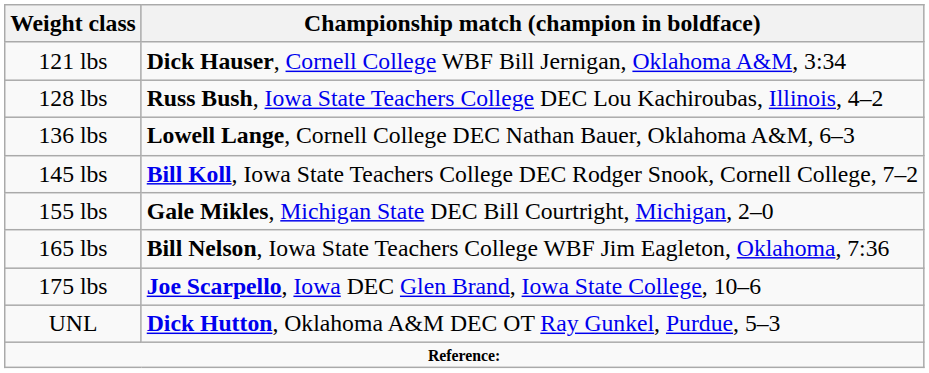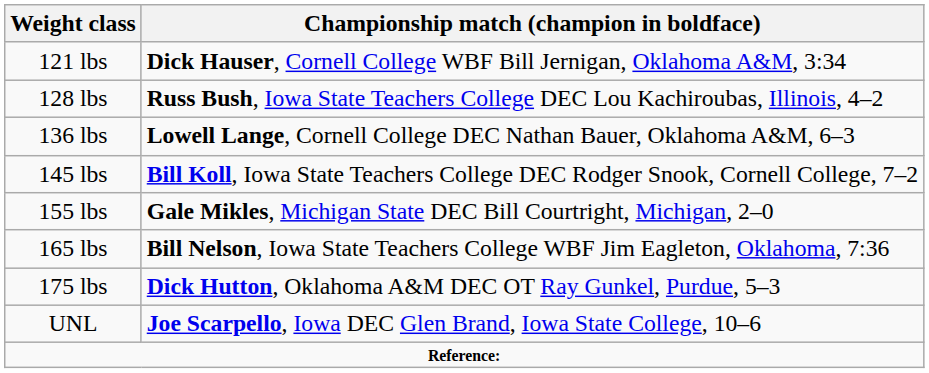(454, 286) Joe Scarpello, Iowa DEC Glen Brand, Iowa State College, 10–6 -> (464, 286) Dick Hutton, Oklahoma A&M DEC OT Ray Gunkel, Purdue, 5–3
(464, 323) Dick Hutton, Oklahoma A&M DEC OT Ray Gunkel, Purdue, 5–3 -> (454, 323) Joe Scarpello, Iowa DEC Glen Brand, Iowa State College, 10–6
